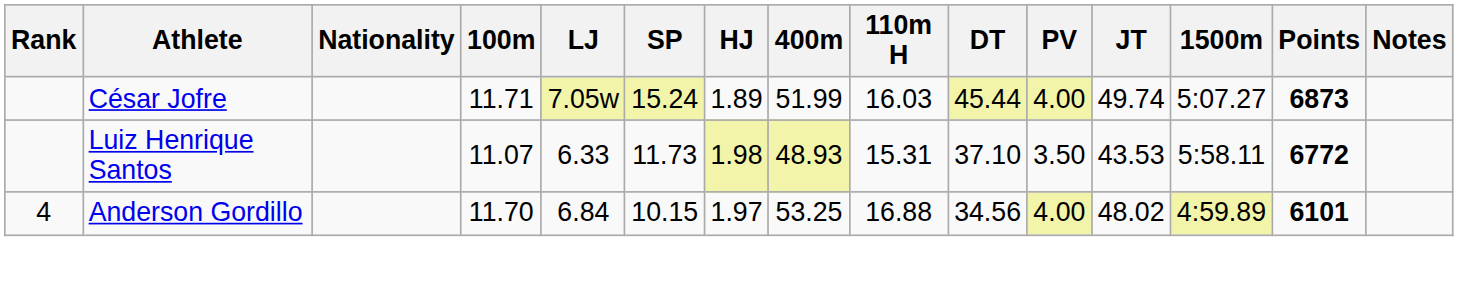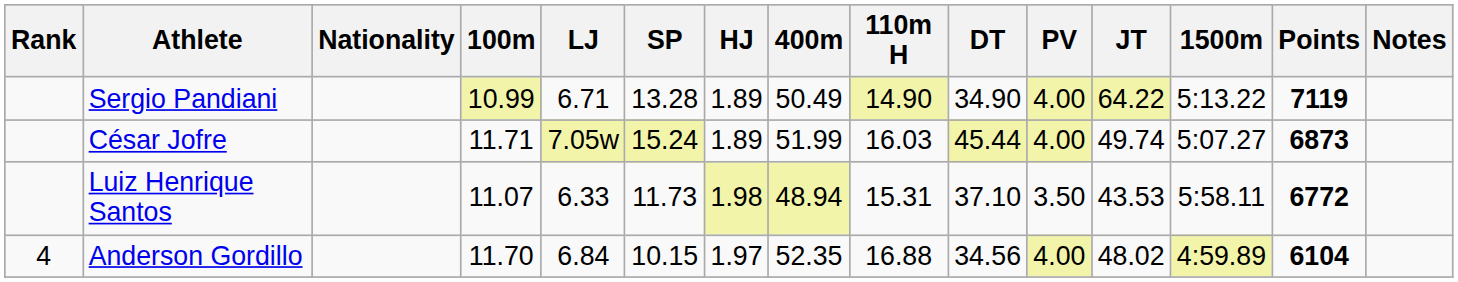+ row: (183, 98)
(809, 155) 48.93 -> (809, 197) 48.94
(809, 212) 53.25 -> (809, 255) 52.35
(1319, 212) 6101 -> (1319, 255) 6104
